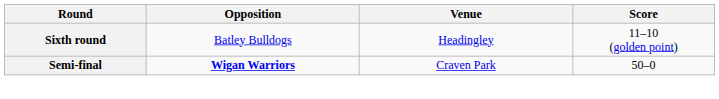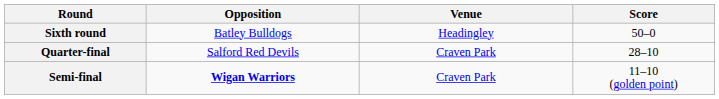(644, 39) 11–10 (golden point) -> (644, 33) 50–0
+ row: (75, 52)
(644, 65) 50–0 -> (644, 77) 11–10 (golden point)
